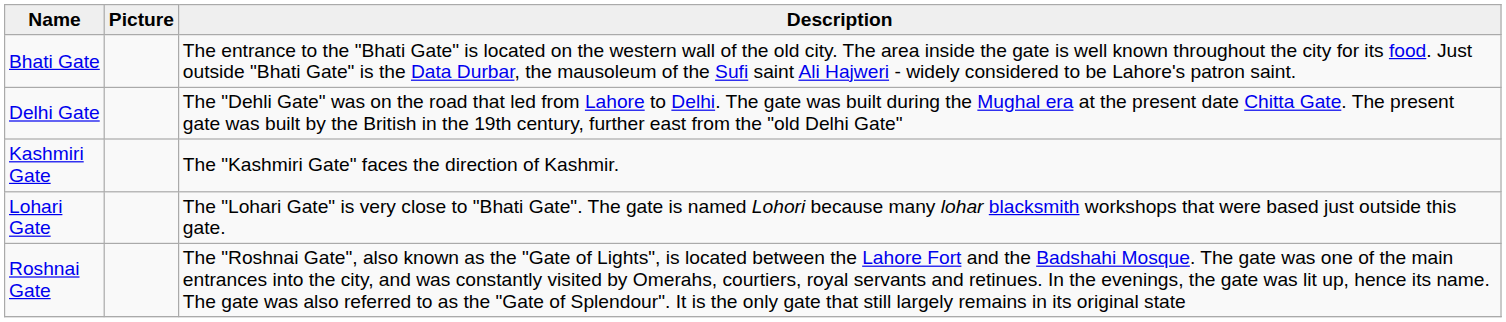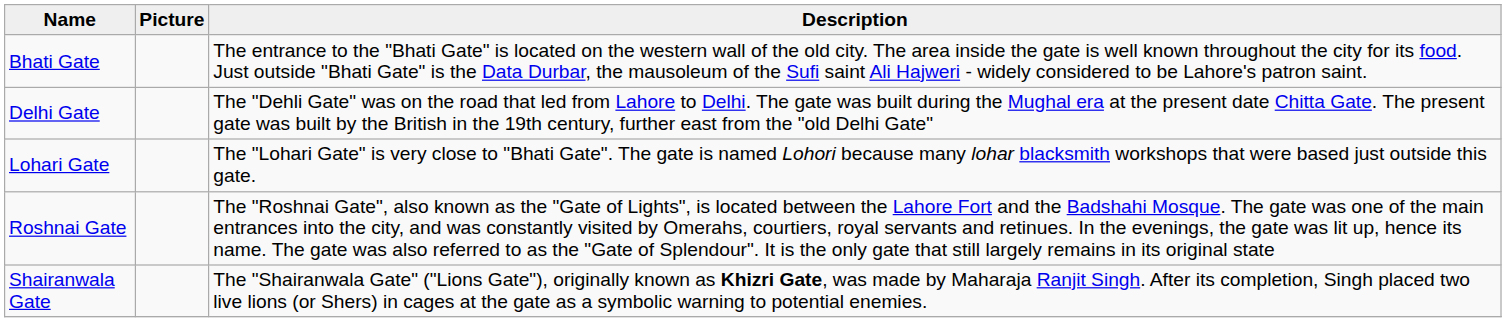- row: (46, 165)
+ row: (62, 290)
